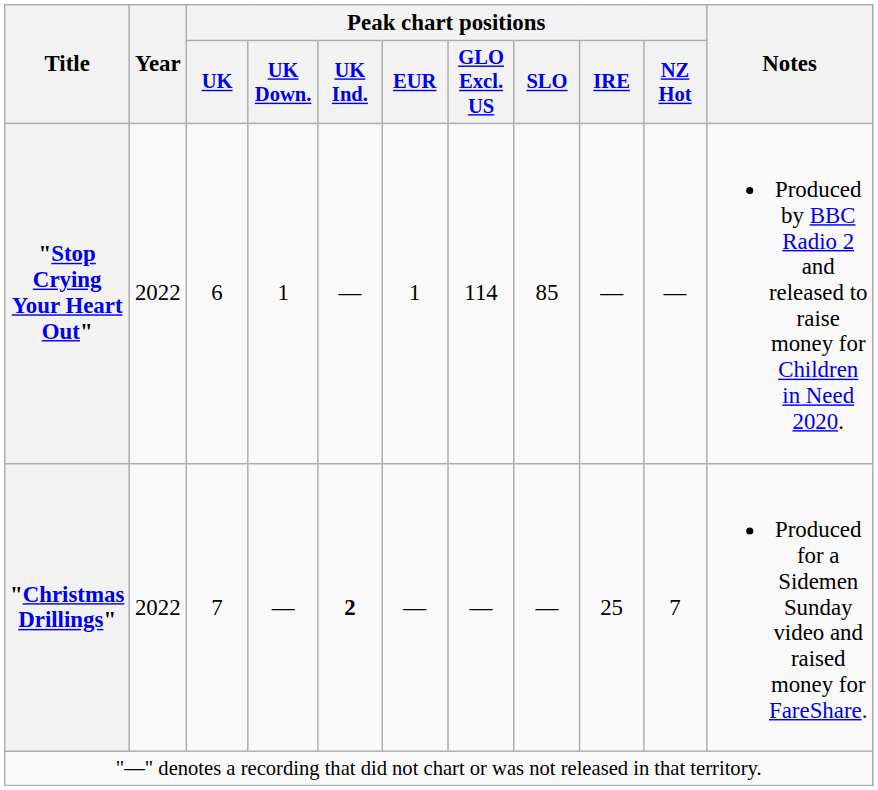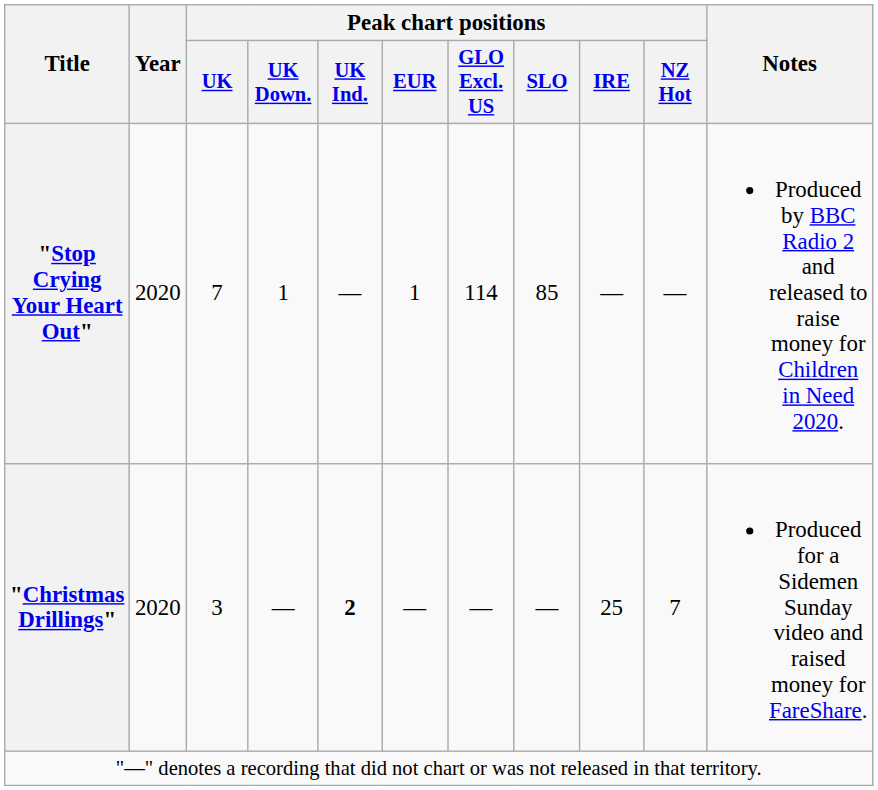(158, 293) 2022 -> (158, 293) 2020
(217, 293) 6 -> (217, 293) 7
(158, 606) 2022 -> (158, 606) 2020
(217, 606) 7 -> (217, 606) 3
